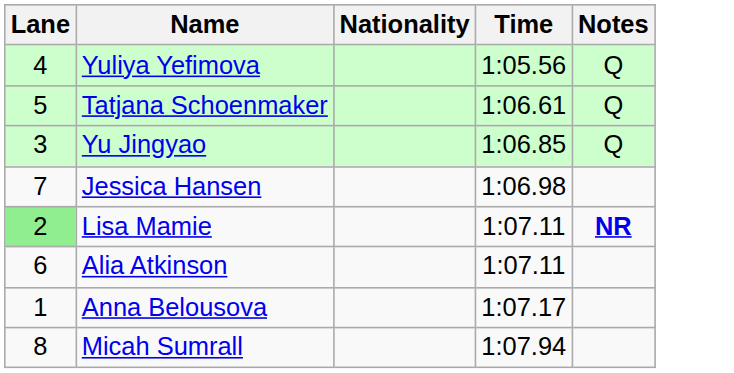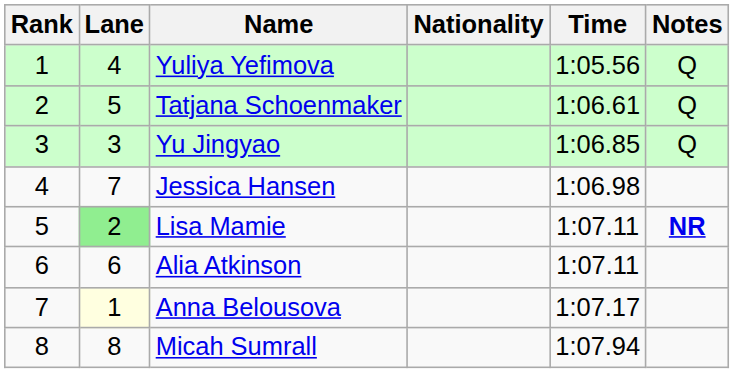+ column: (42, 24)
(40, 307) no background -> (114, 307) lightyellow background
